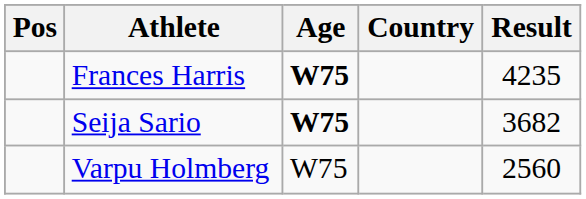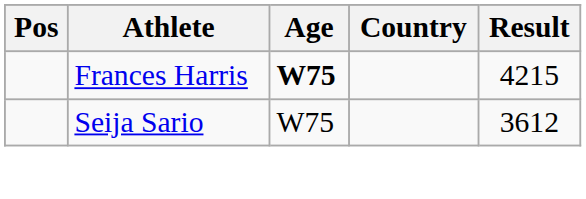(532, 74) 4235 -> (529, 74) 4215
(320, 121) bold -> (305, 121) normal
(532, 121) 3682 -> (529, 121) 3612
- row: (170, 168)
